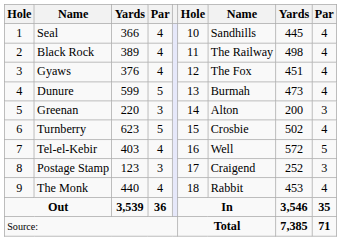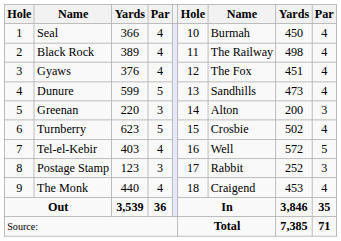(233, 33) Sandhills -> (230, 33) Burmah
(294, 33) 445 -> (294, 33) 450
(230, 91) Burmah -> (233, 91) Sandhills
(233, 168) Craigend -> (227, 168) Rabbit
(227, 187) Rabbit -> (233, 187) Craigend
(294, 206) 3,546 -> (294, 206) 3,846
